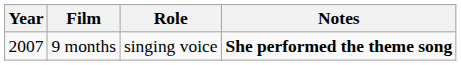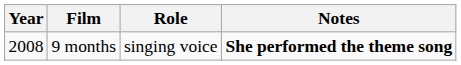(26, 45) 2007 -> (26, 45) 2008
